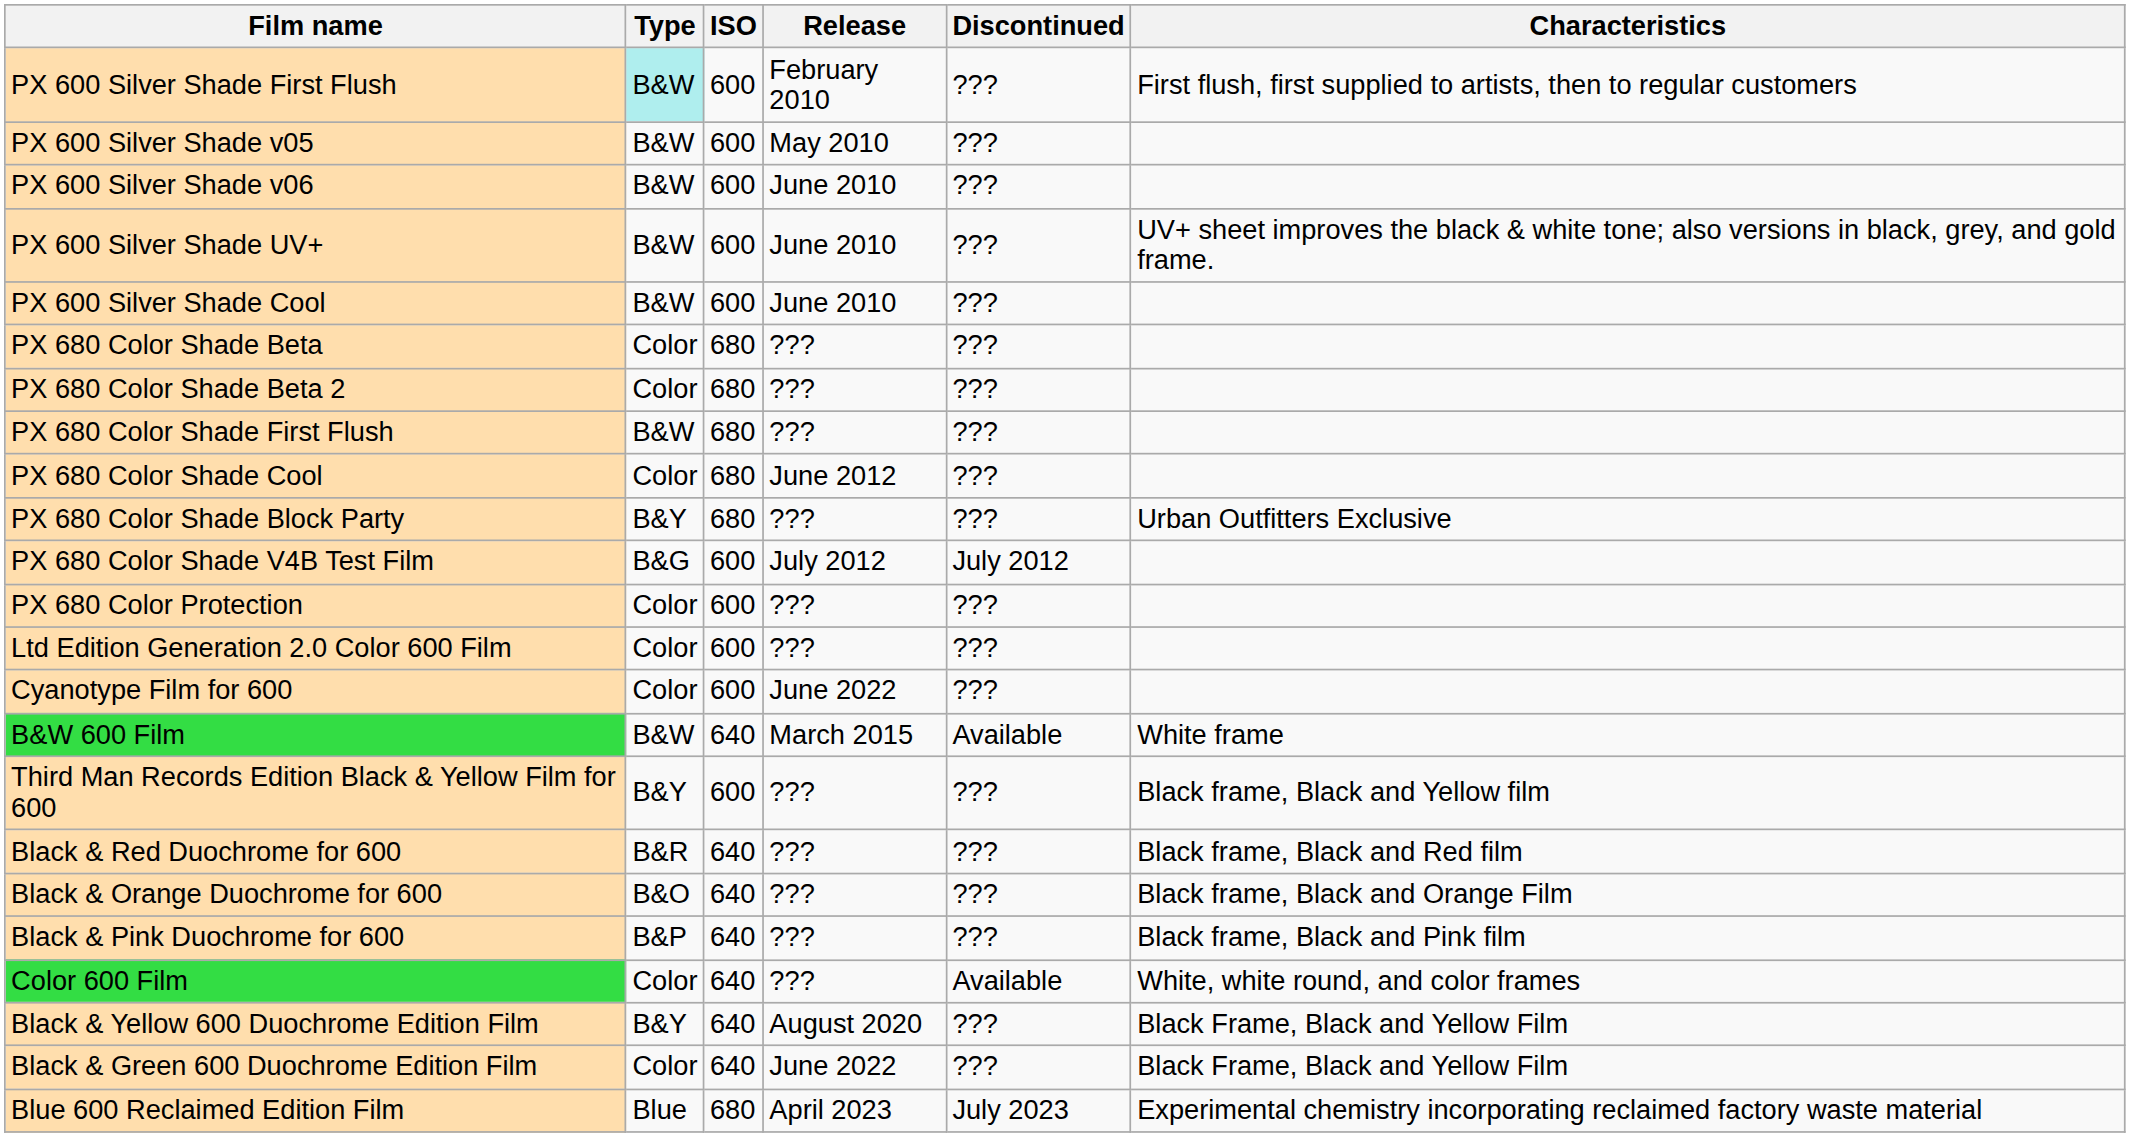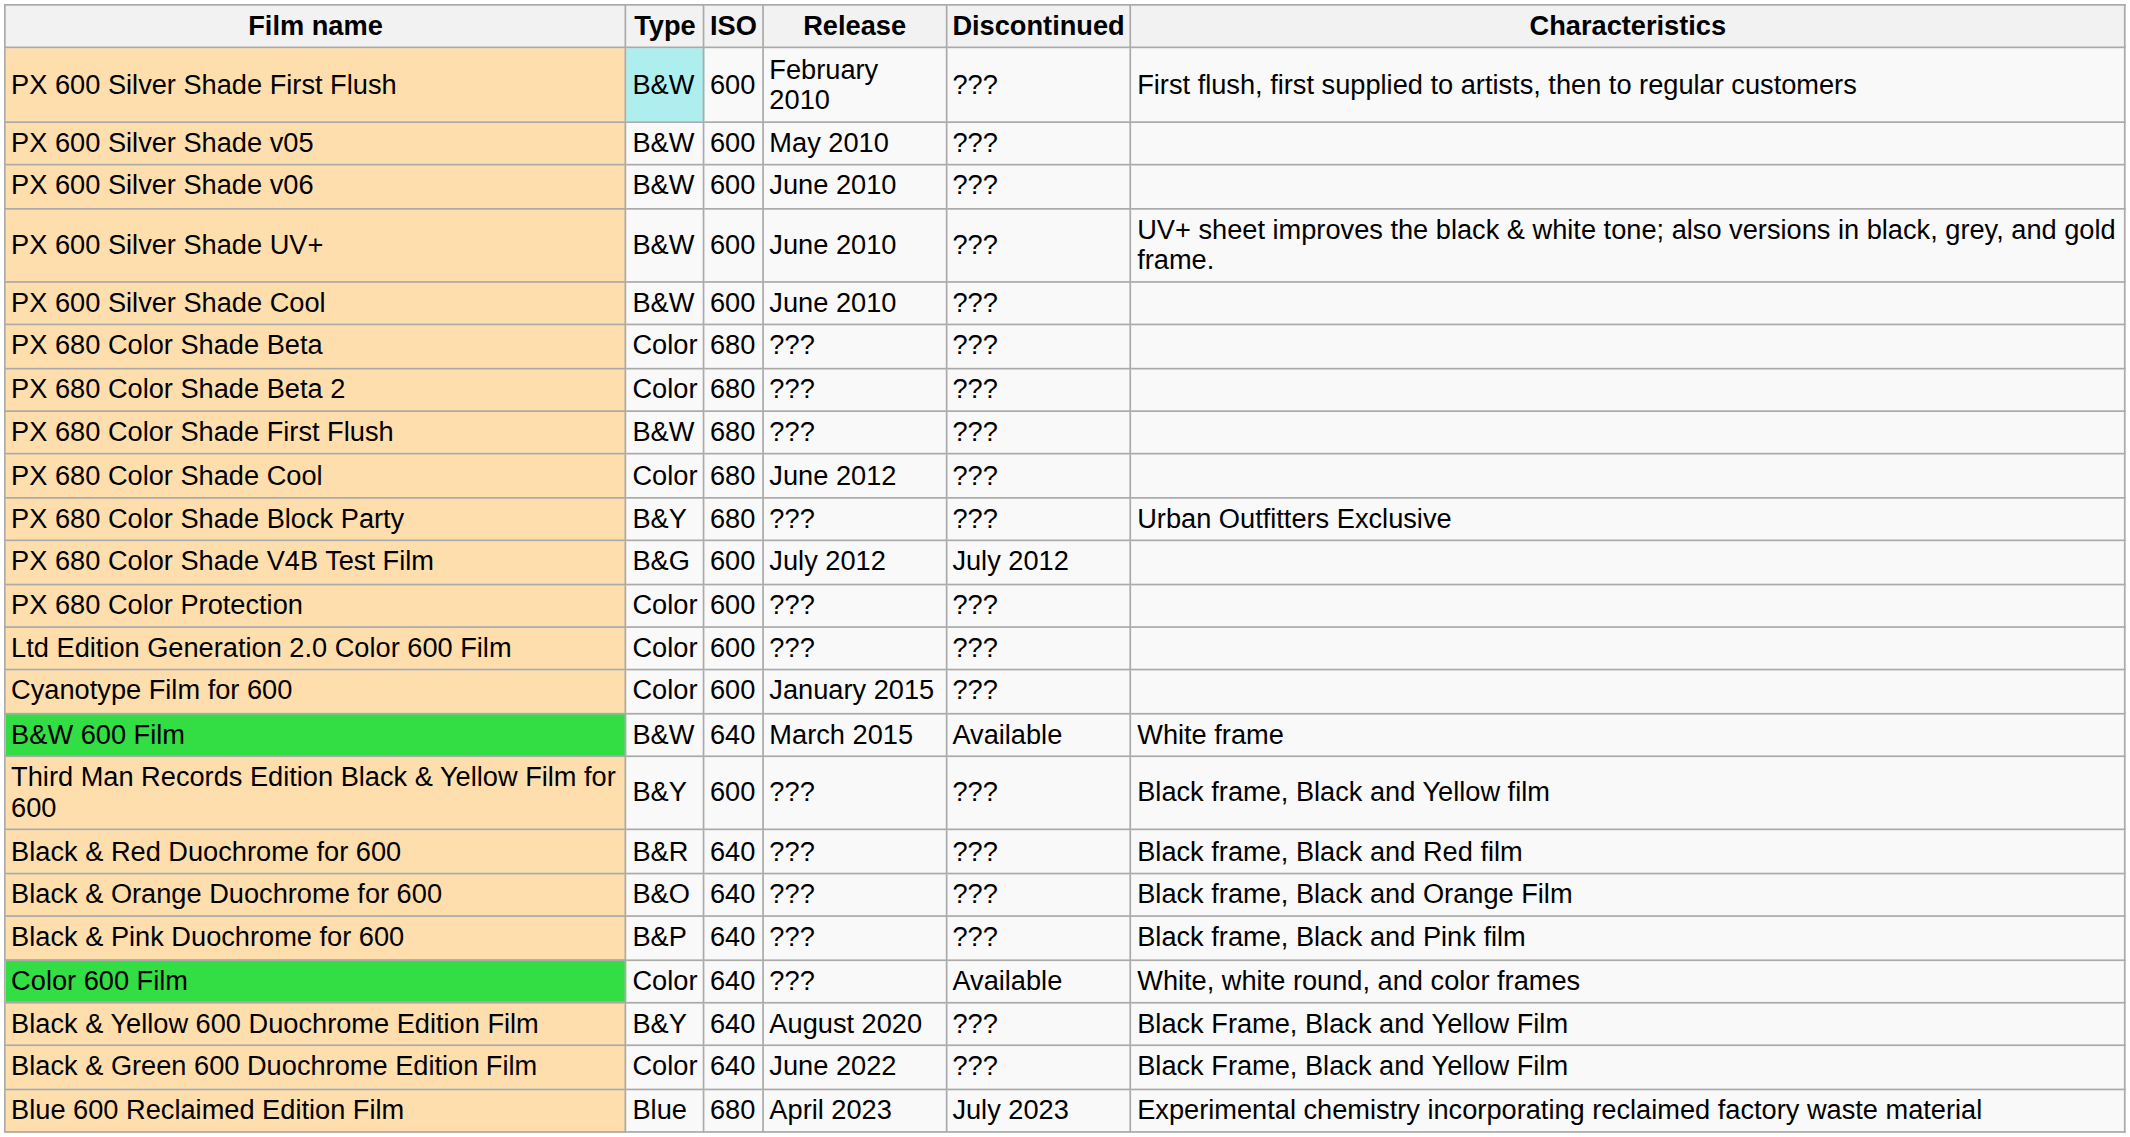(833, 691) June 2022 -> (852, 691) January 2015
